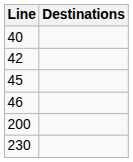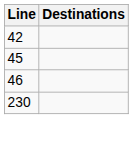- row: (15, 37)
- row: (19, 124)
